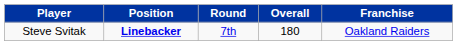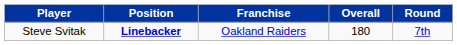columns swapped: (228, 13) <-> (387, 13)
